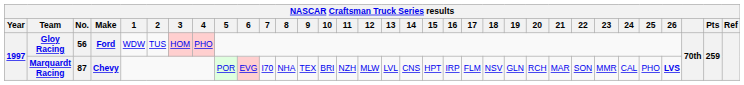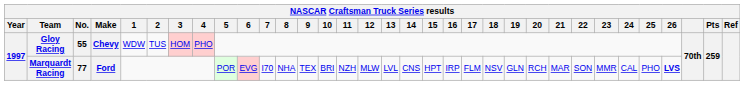(82, 44) 56 -> (82, 44) 55
(106, 44) Ford -> (106, 44) Chevy
(82, 68) 87 -> (82, 68) 77
(106, 68) Chevy -> (106, 68) Ford
